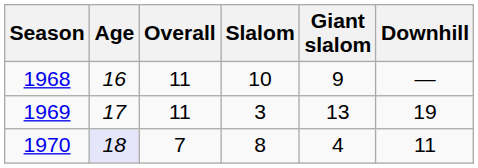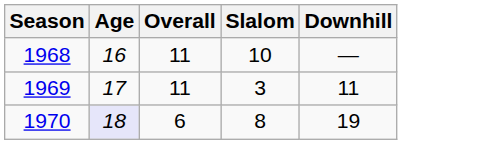- column: (338, 33)
(425, 111) 19 -> (348, 88) 11
(180, 145) 7 -> (180, 121) 6
(425, 145) 11 -> (348, 121) 19
